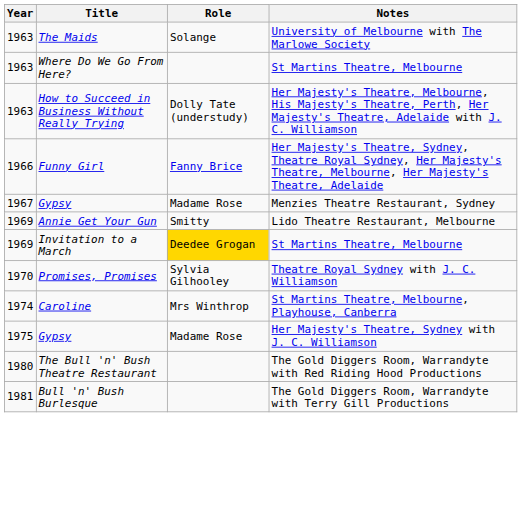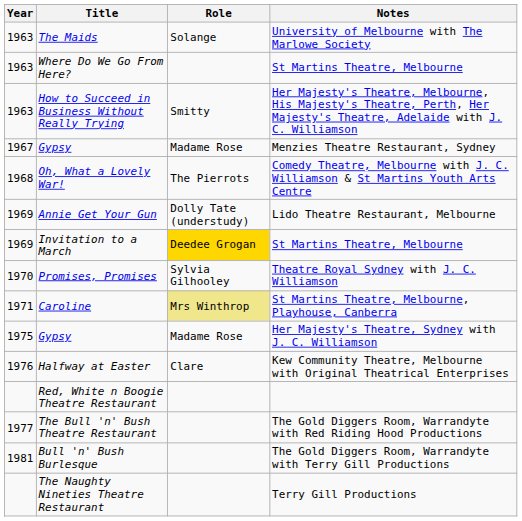(209, 111) Dolly Tate (understudy) -> (190, 111) Smitty
- row: (71, 166)
+ row: (94, 178)
(190, 221) Smitty -> (210, 215) Dolly Tate (understudy)
(20, 306) 1974 -> (20, 306) 1971
(209, 306) no background -> (210, 306) khaki background
+ row: (94, 367)
+ row: (101, 397)
(20, 367) 1980 -> (20, 427) 1977
+ row: (91, 494)
